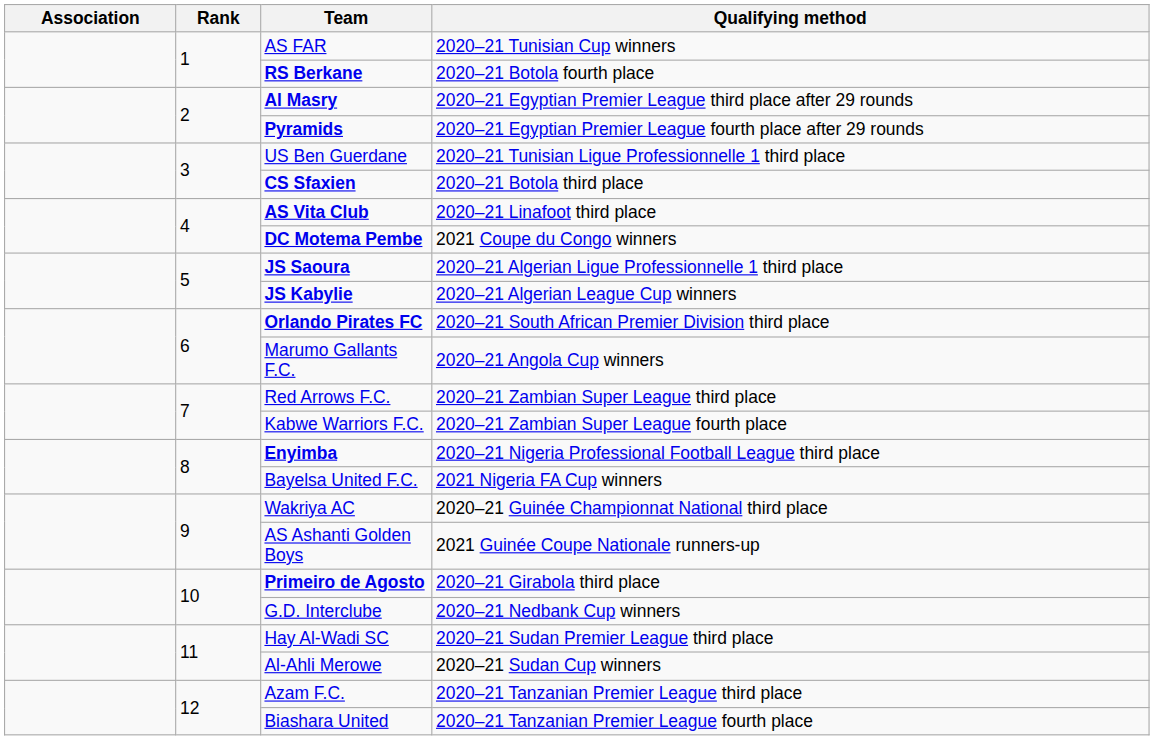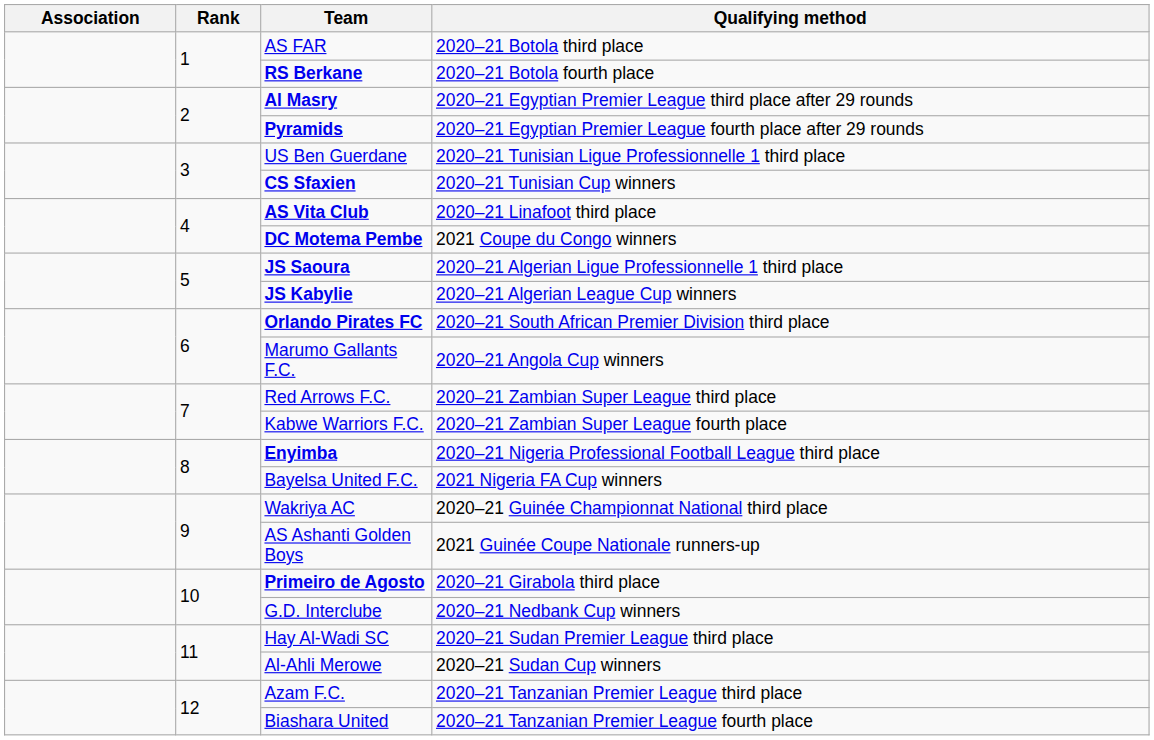(556, 45) 2020–21 Tunisian Cup winners -> (540, 45) 2020–21 Botola third place
(540, 184) 2020–21 Botola third place -> (556, 184) 2020–21 Tunisian Cup winners
